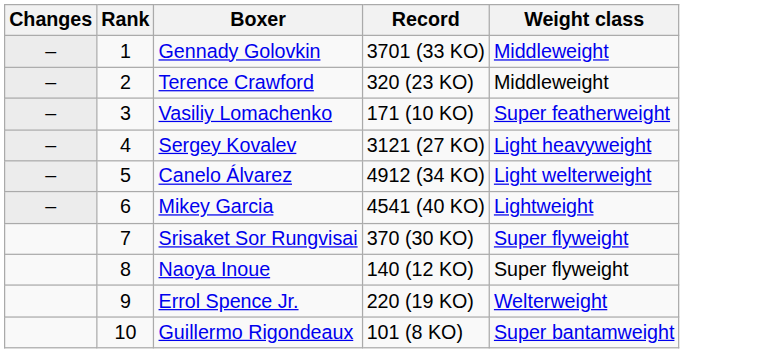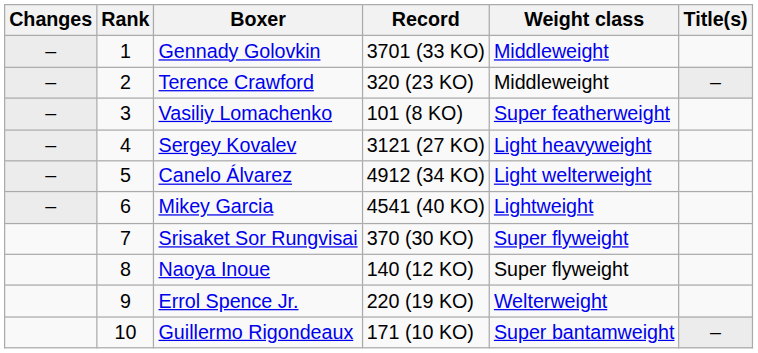+ column: (716, 20)
(420, 113) 171 (10 KO) -> (415, 113) 101 (8 KO)
(415, 332) 101 (8 KO) -> (420, 332) 171 (10 KO)
